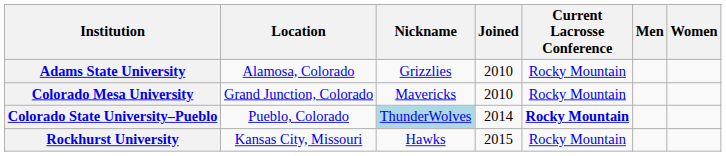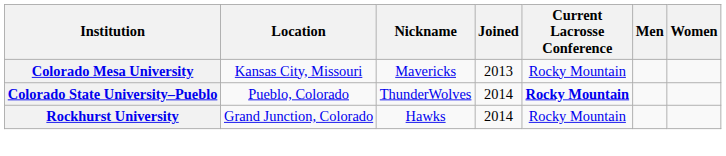- row: (113, 71)
(299, 93) Grand Junction, Colorado -> (299, 71) Kansas City, Missouri
(498, 93) 2010 -> (498, 71) 2013
(426, 116) lightblue background -> (426, 93) no background
(299, 139) Kansas City, Missouri -> (299, 116) Grand Junction, Colorado
(498, 139) 2015 -> (498, 116) 2014
